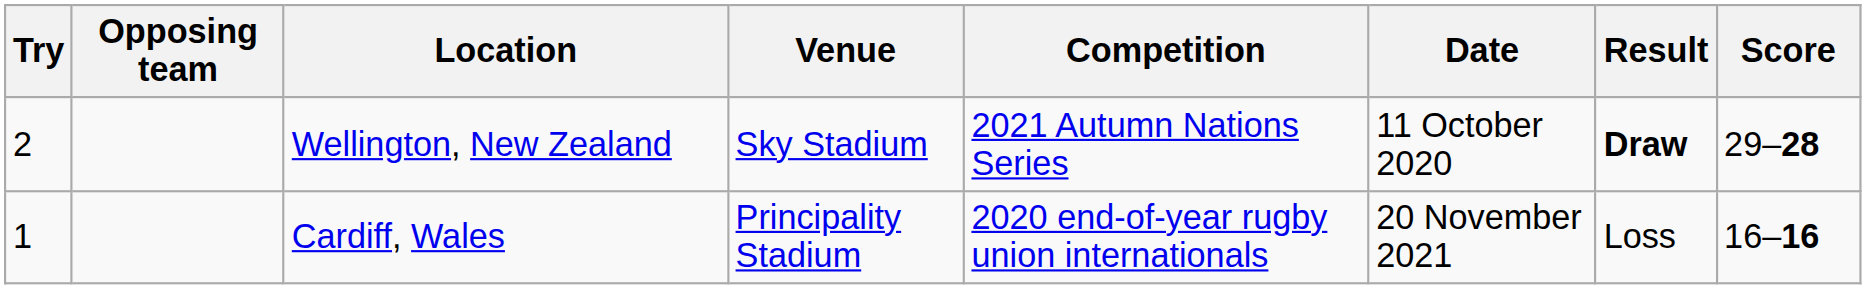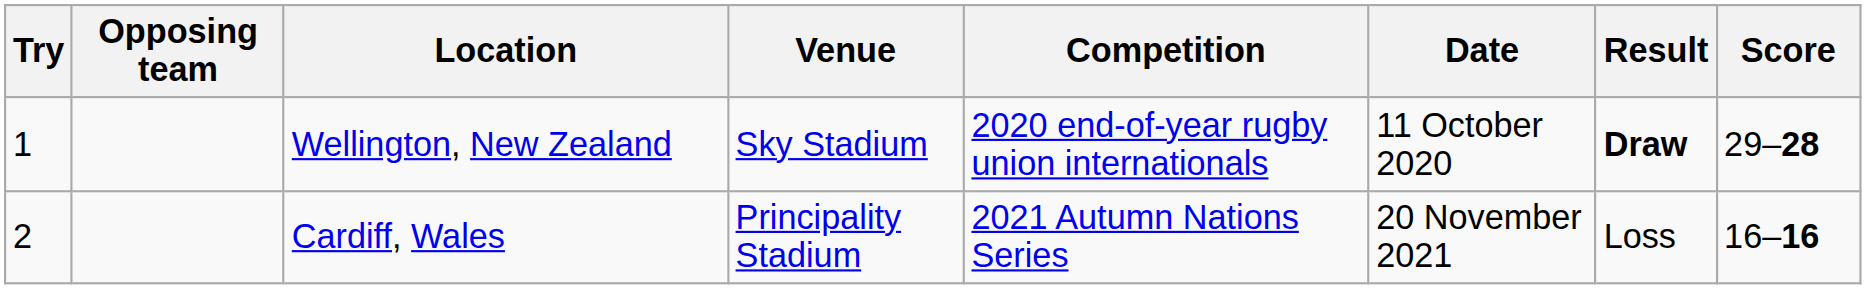(22, 143) 2 -> (22, 143) 1
(1135, 143) 2021 Autumn Nations Series -> (1149, 143) 2020 end-of-year rugby union internationals
(22, 236) 1 -> (22, 236) 2
(1149, 236) 2020 end-of-year rugby union internationals -> (1135, 236) 2021 Autumn Nations Series
